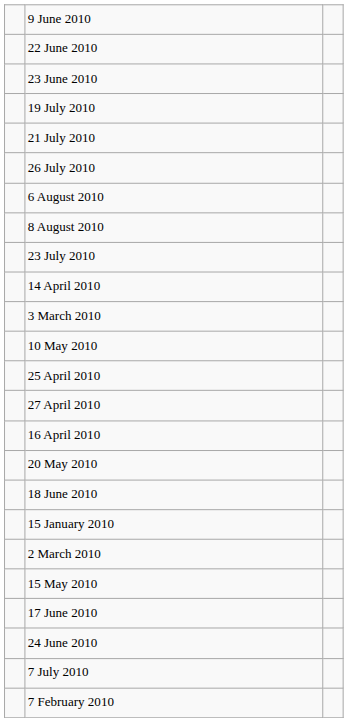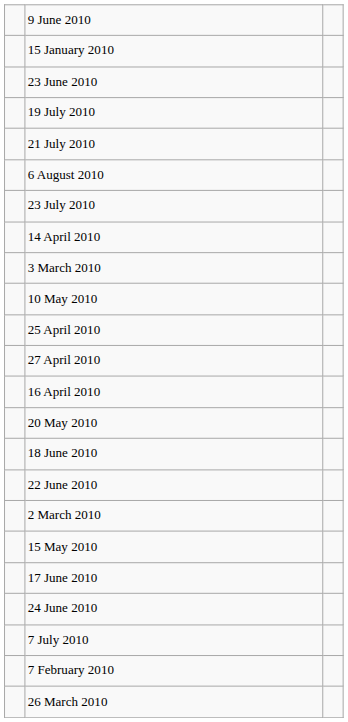rows swapped: (62, 49) <-> (71, 524)
- row: (61, 167)
- row: (66, 227)
+ row: (68, 702)
